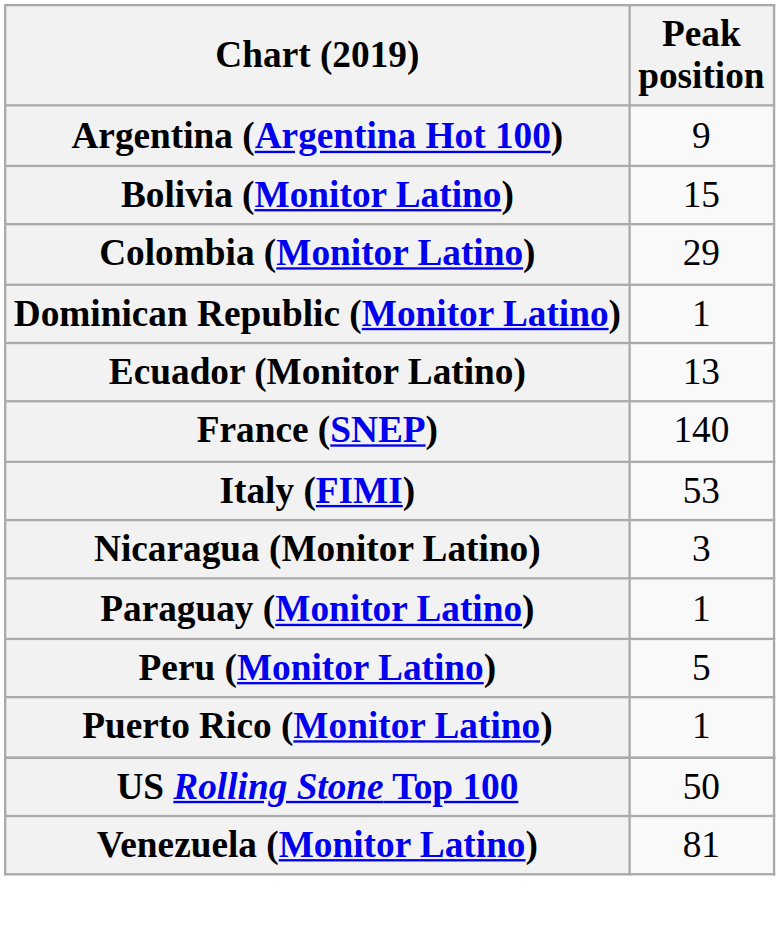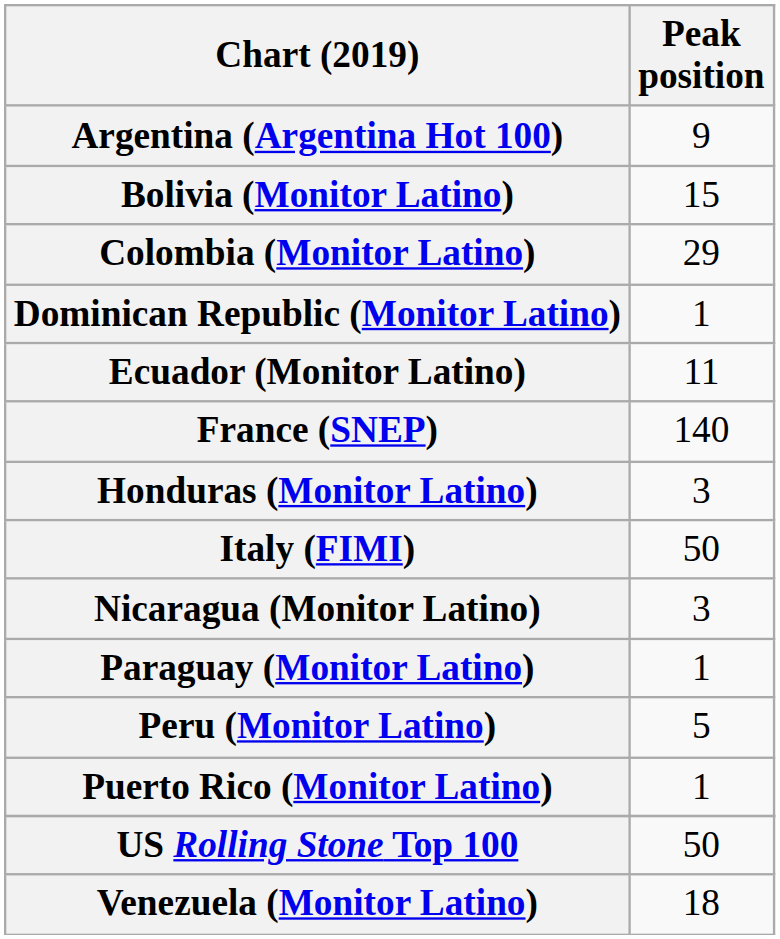(701, 371) 13 -> (701, 371) 11
+ row: (317, 489)
(701, 489) 53 -> (701, 548) 50
(701, 844) 81 -> (701, 903) 18
